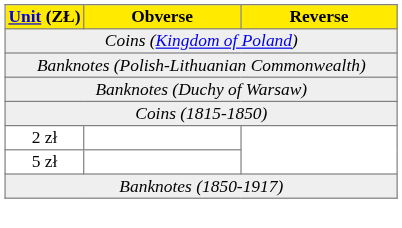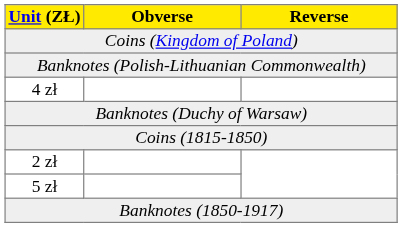+ row: (44, 89)
